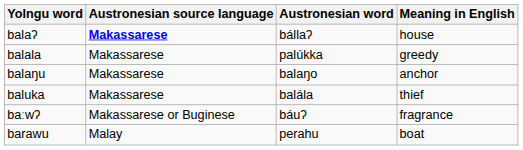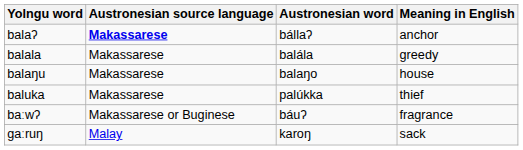(417, 34) house -> (419, 34) anchor
(301, 54) palúkka -> (296, 54) balála
(419, 74) anchor -> (417, 74) house
(296, 94) balála -> (301, 94) palúkka
+ row: (25, 134)
- row: (28, 134)
